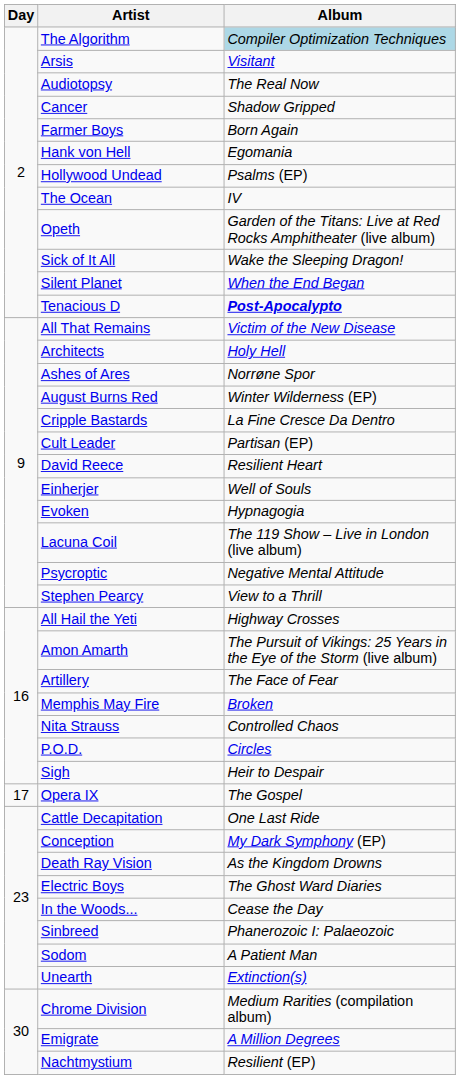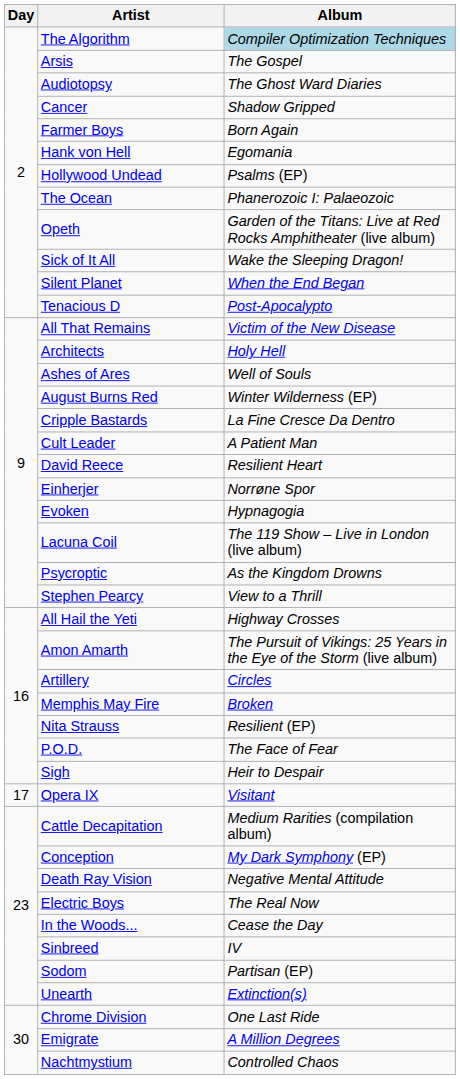(251, 61) Visitant -> (265, 61) The Gospel
(273, 84) The Real Now -> (305, 84) The Ghost Ward Diaries
(234, 198) IV -> (311, 198) Phanerozoic I: Palaeozoic
(285, 306) bold -> (280, 306) normal
(271, 374) Norrøne Spor -> (269, 374) Well of Souls
(270, 443) Partisan (EP) -> (272, 443) A Patient Man
(269, 488) Well of Souls -> (271, 488) Norrøne Spor
(306, 573) Negative Mental Attitude -> (305, 573) As the Kingdom Drowns
(283, 681) The Face of Fear -> (249, 681) Circles
(283, 726) Controlled Chaos -> (271, 726) Resilient (EP)
(249, 749) Circles -> (283, 749) The Face of Fear
(265, 795) The Gospel -> (251, 795) Visitant
(273, 818) One Last Ride -> (320, 826) Medium Rarities (compilation album)
(305, 863) As the Kingdom Drowns -> (306, 880) Negative Mental Attitude
(305, 886) The Ghost Ward Diaries -> (273, 902) The Real Now
(311, 932) Phanerozoic I: Palaeozoic -> (234, 948) IV
(272, 955) A Patient Man -> (270, 971) Partisan (EP)
(320, 1008) Medium Rarities (compilation album) -> (273, 1017) One Last Ride
(271, 1062) Resilient (EP) -> (283, 1062) Controlled Chaos
